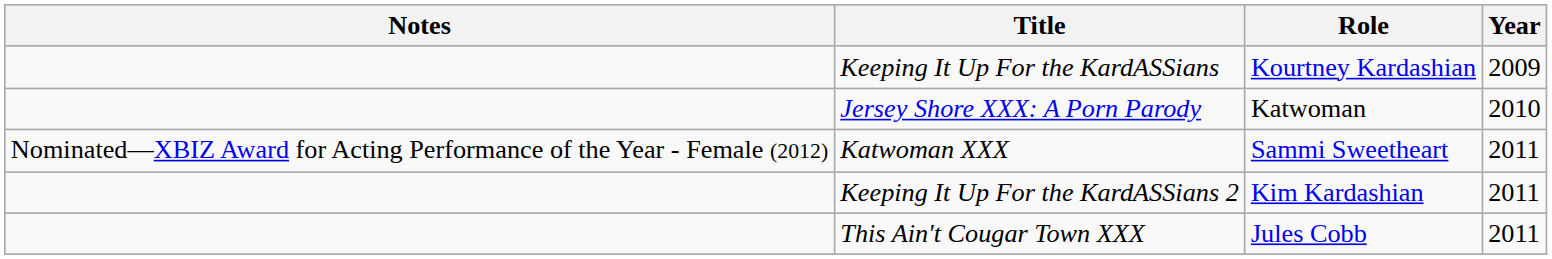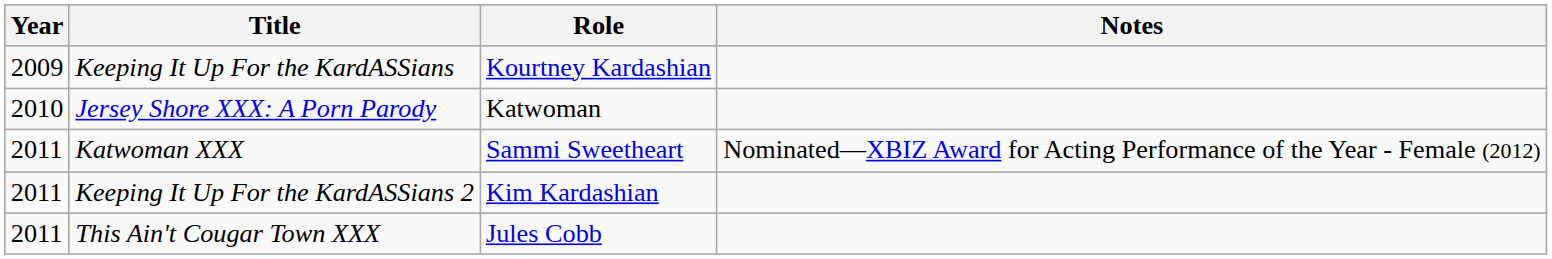columns swapped: (1514, 25) <-> (420, 25)
